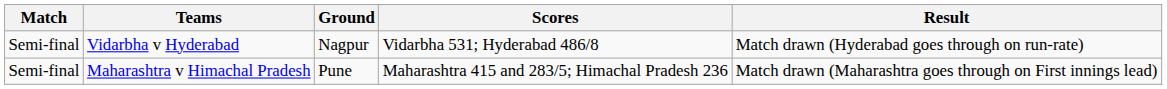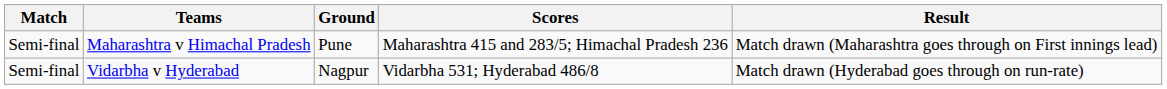rows swapped: (163, 44) <-> (199, 71)
